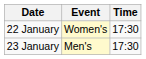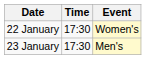columns swapped: (125, 12) <-> (86, 12)
